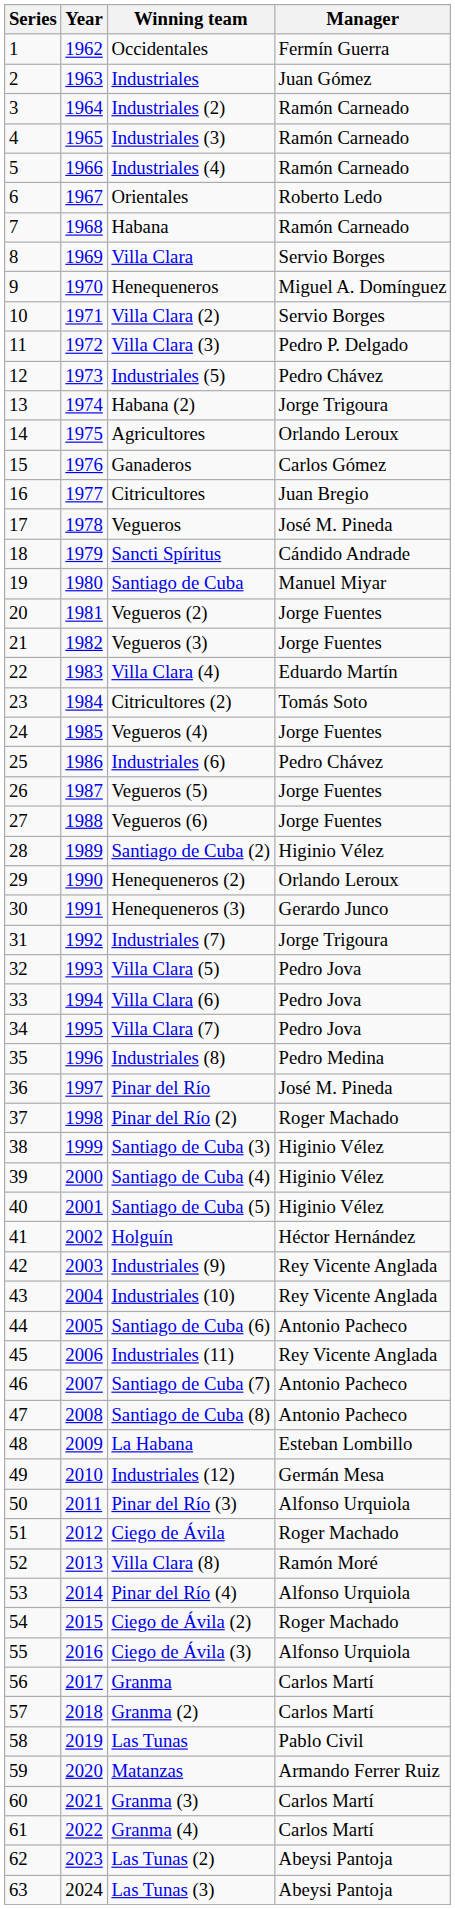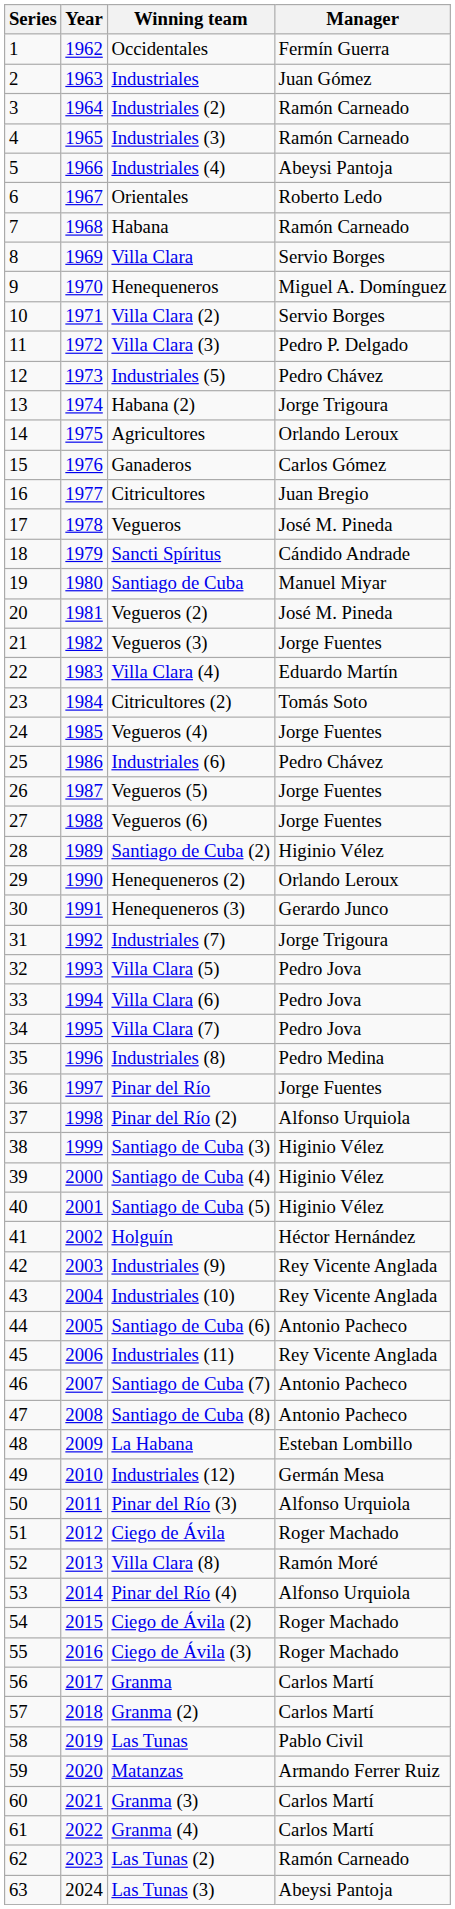(344, 167) Ramón Carneado -> (336, 167) Abeysi Pantoja
(330, 613) Jorge Fuentes -> (336, 613) José M. Pineda
(336, 1088) José M. Pineda -> (330, 1088) Jorge Fuentes
(339, 1117) Roger Machado -> (344, 1117) Alfonso Urquiola
(344, 1652) Alfonso Urquiola -> (339, 1652) Roger Machado
(336, 1860) Abeysi Pantoja -> (344, 1860) Ramón Carneado
